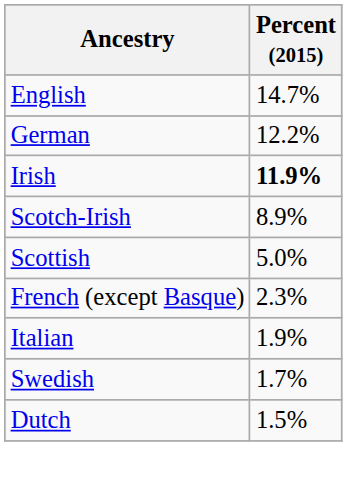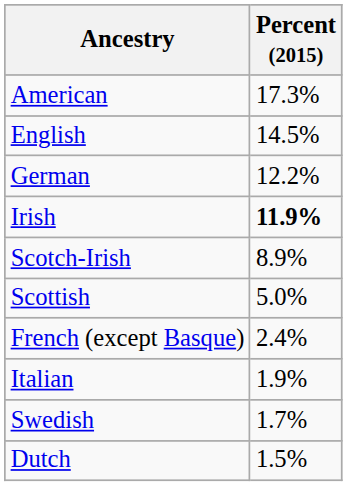+ row: (59, 94)
(288, 94) 14.7% -> (288, 135) 14.5%
(282, 297) 2.3% -> (282, 338) 2.4%
